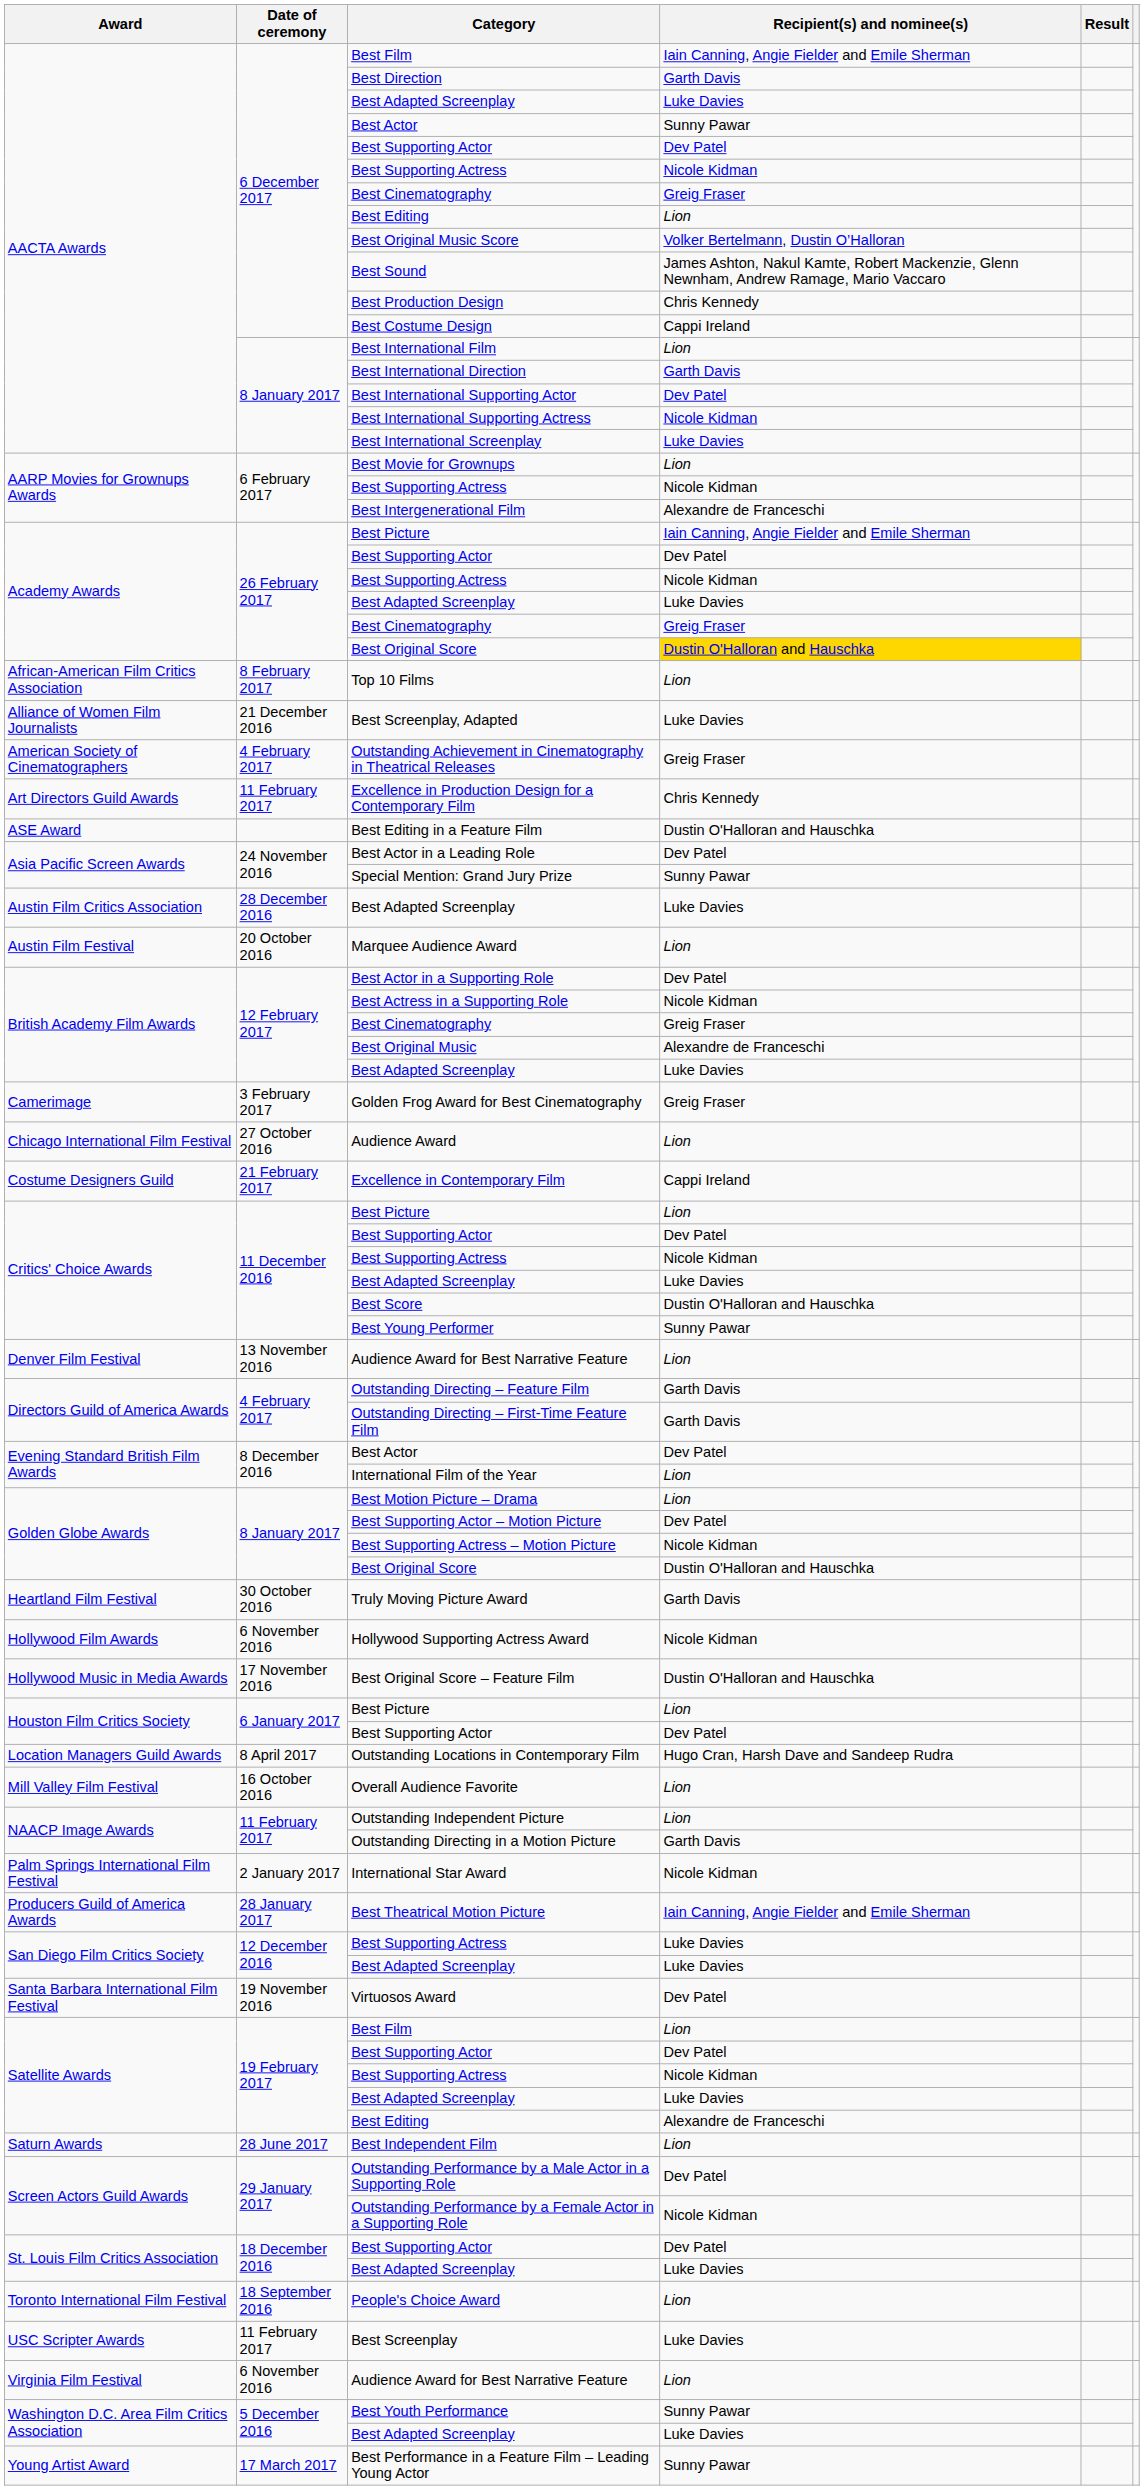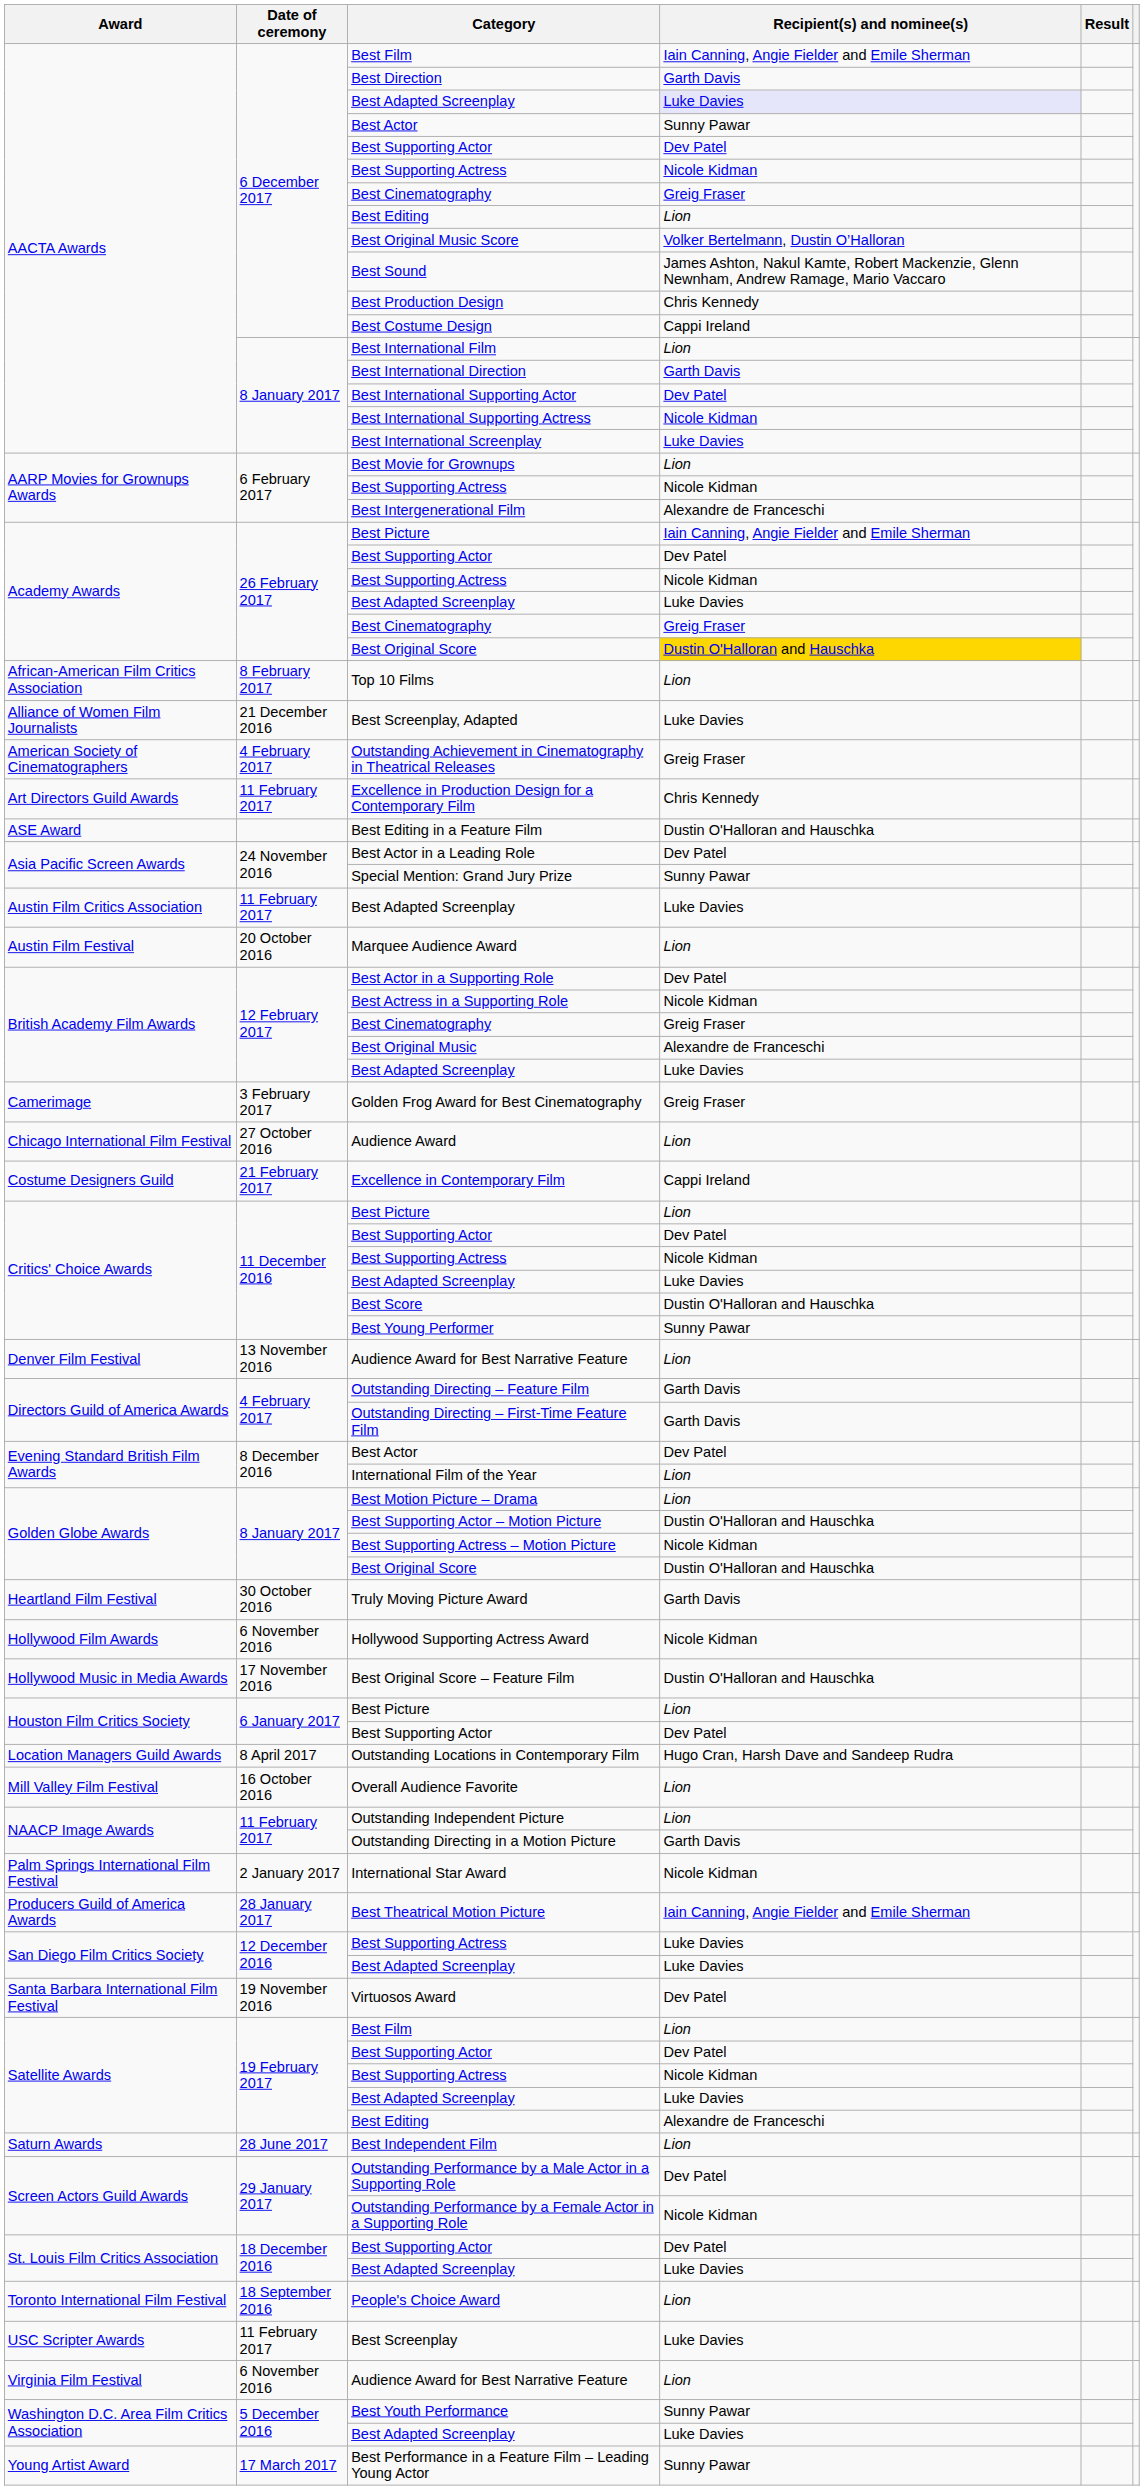(703, 101) no background -> (703, 101) lavender background
(283, 907) 28 December 2016 -> (278, 907) 11 February 2017
(695, 1522) Dev Patel -> (769, 1522) Dustin O'Halloran and Hauschka
